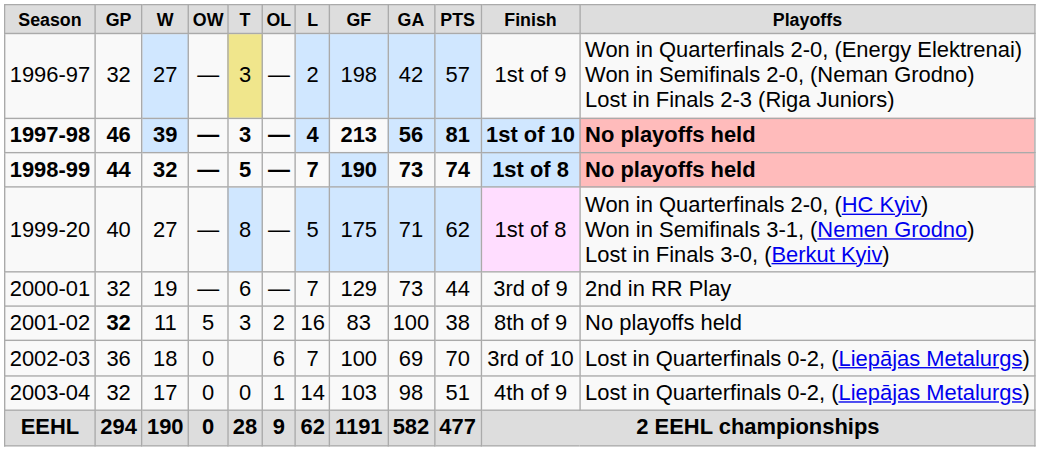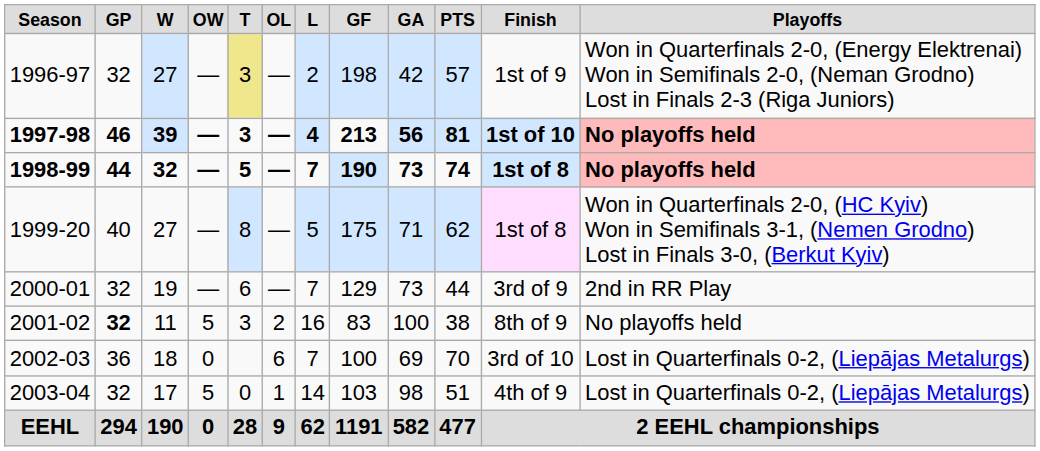(208, 392) 0 -> (208, 392) 5
